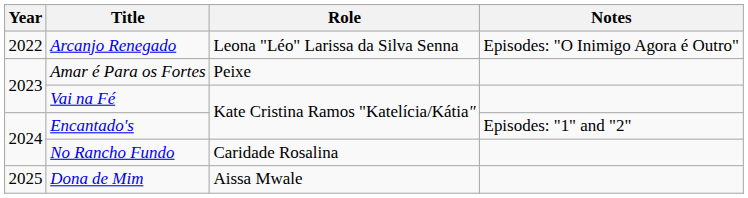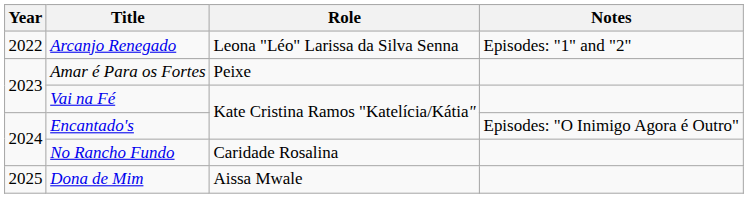(611, 44) Episodes: "O Inimigo Agora é Outro" -> (557, 44) Episodes: "1" and "2"
(557, 125) Episodes: "1" and "2" -> (611, 125) Episodes: "O Inimigo Agora é Outro"
